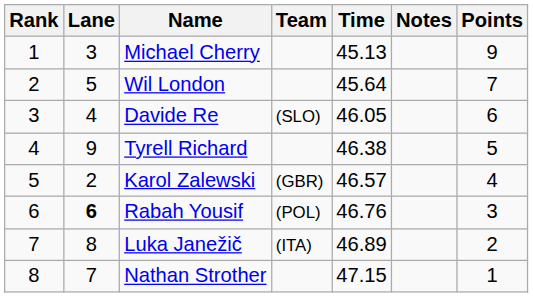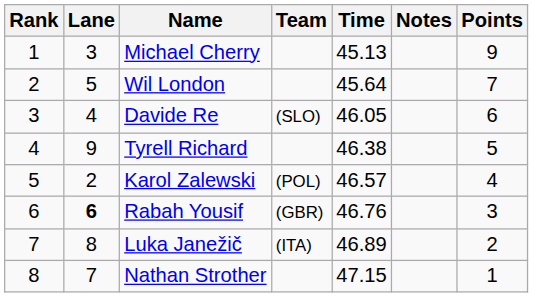(300, 181) (GBR) -> (298, 181) (POL)
(298, 213) (POL) -> (300, 213) (GBR)
